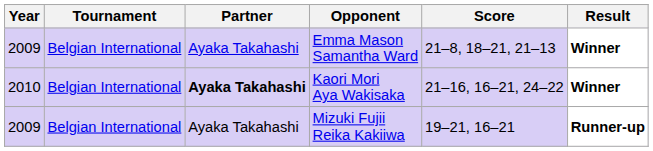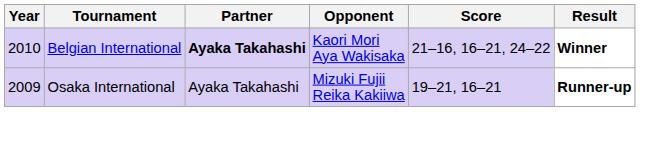- row: (365, 48)
(114, 127) Belgian International -> (111, 87) Osaka International
